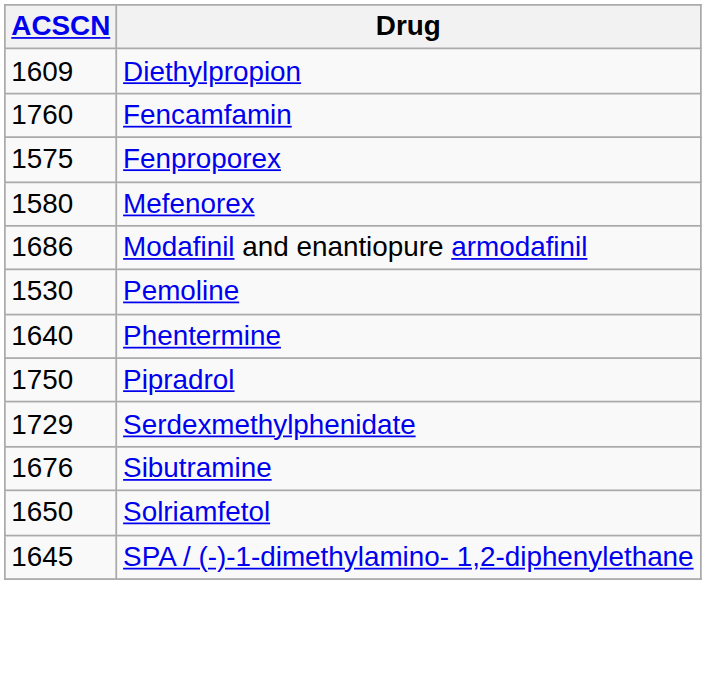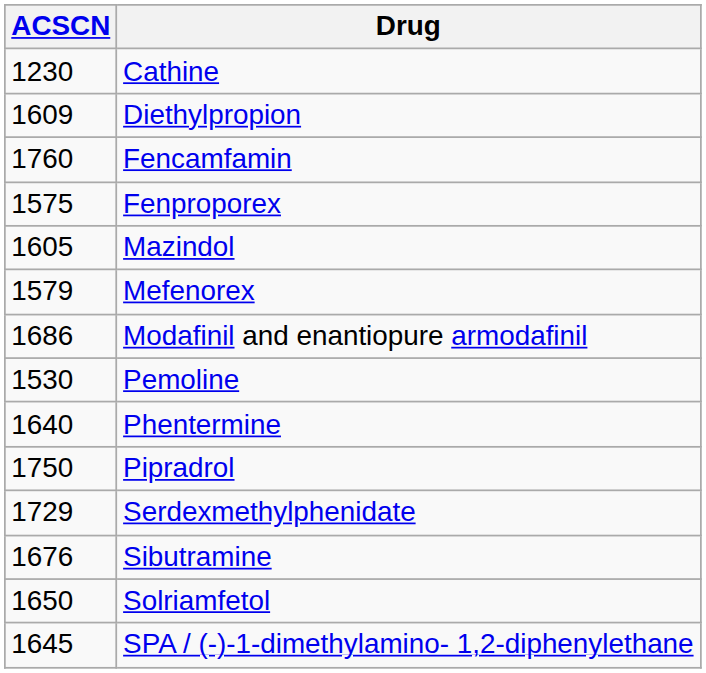+ row: (171, 70)
+ row: (179, 247)
(42, 203) 1580 -> (42, 291) 1579
